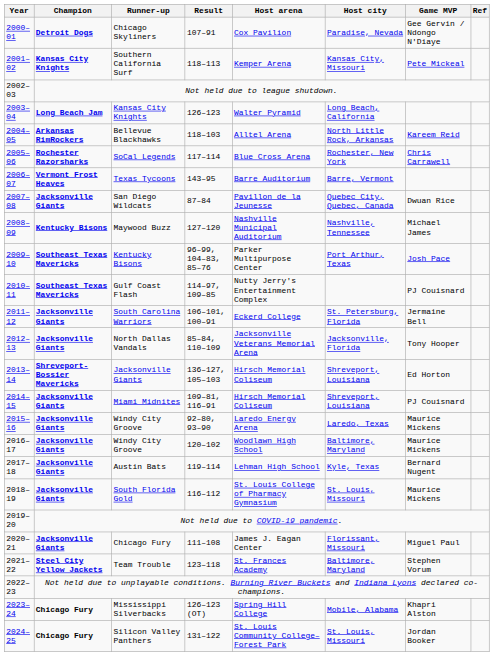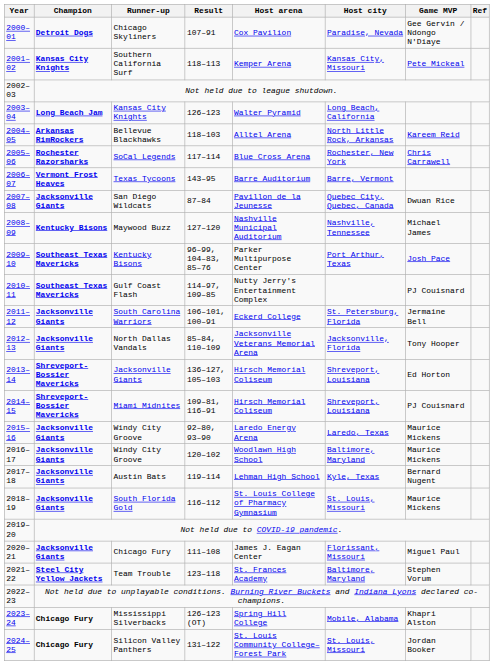(64, 401) Jacksonville Giants -> (62, 406) Shreveport-Bossier Mavericks
